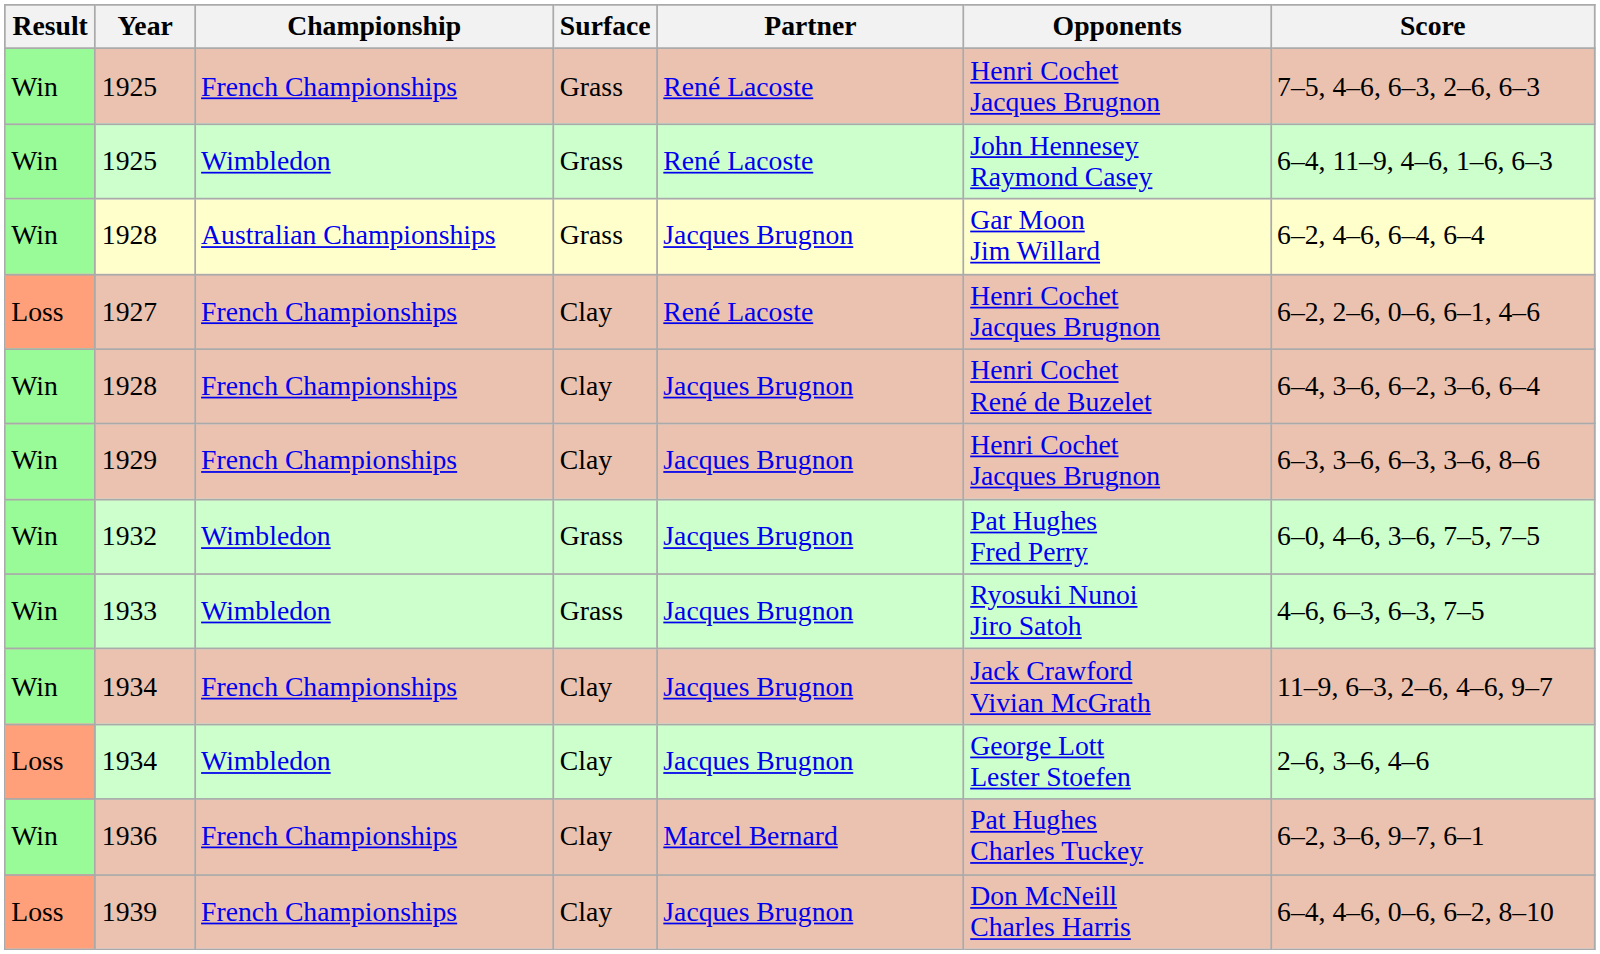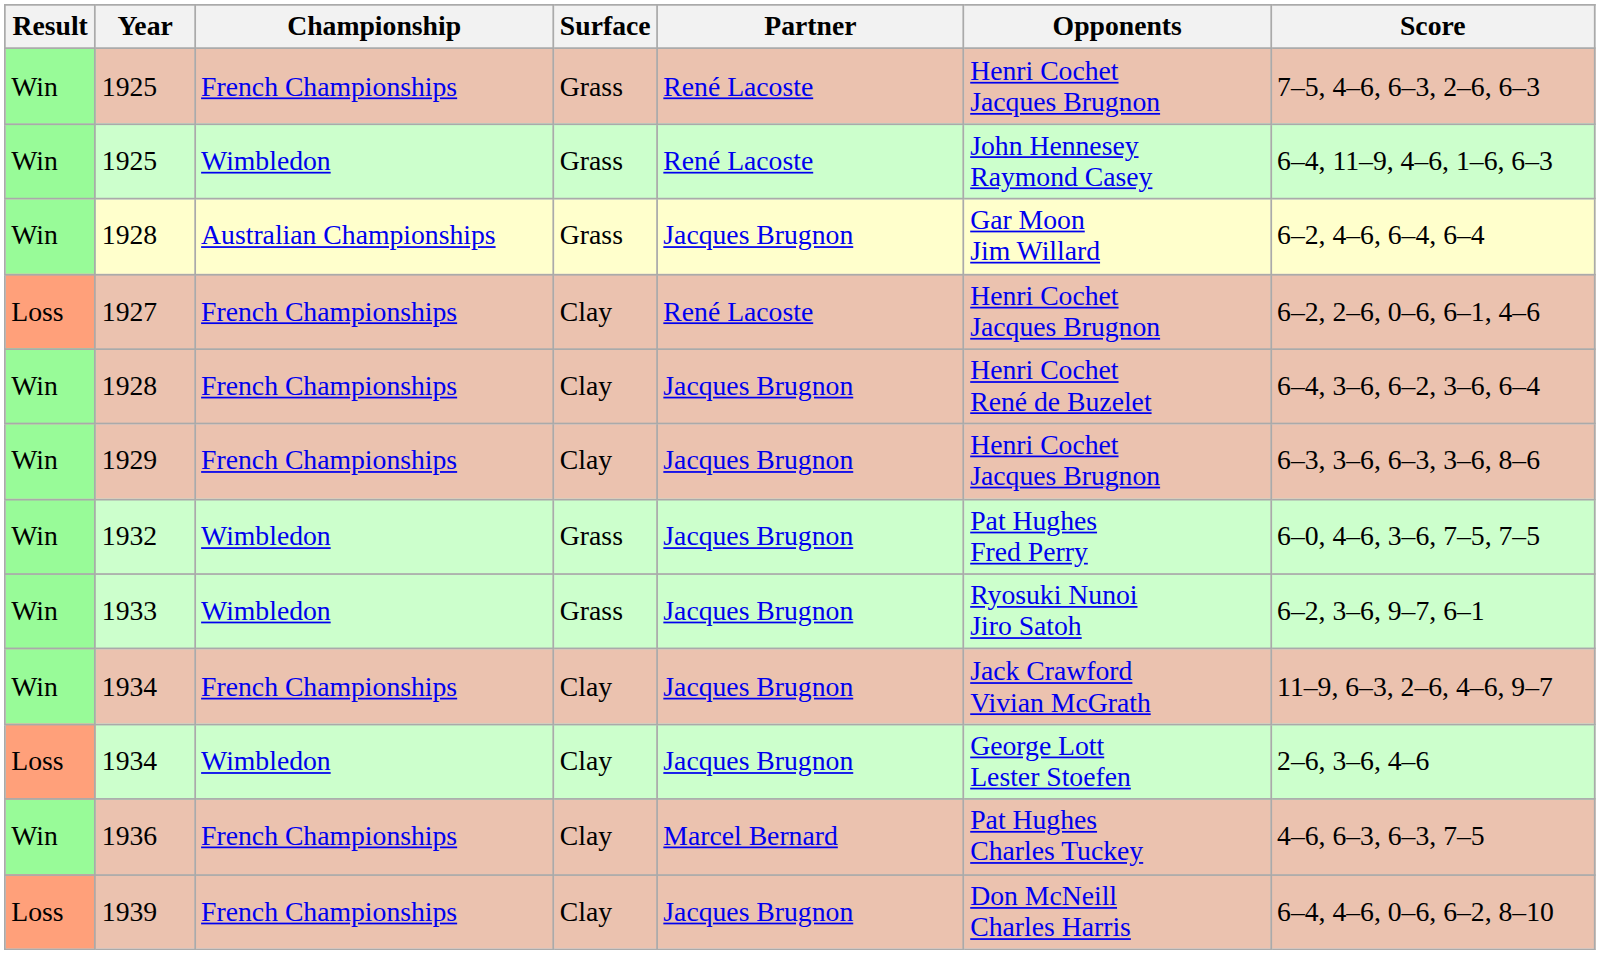(1381, 611) 4–6, 6–3, 6–3, 7–5 -> (1381, 611) 6–2, 3–6, 9–7, 6–1
(1381, 836) 6–2, 3–6, 9–7, 6–1 -> (1381, 836) 4–6, 6–3, 6–3, 7–5
